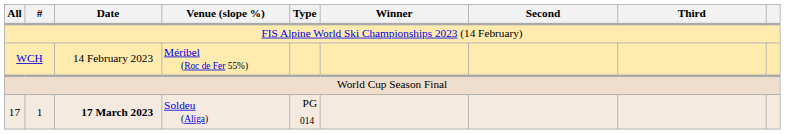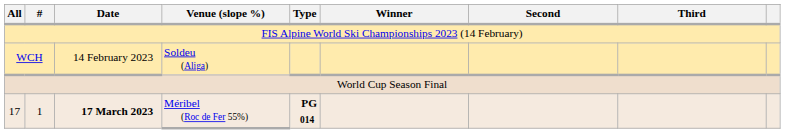(206, 58) Méribel (Roc de Fer 55%) -> (186, 58) Soldeu (Aliga)
(186, 111) Soldeu (Aliga) -> (206, 110) Méribel (Roc de Fer 55%)
(309, 111) normal -> (309, 110) bold
